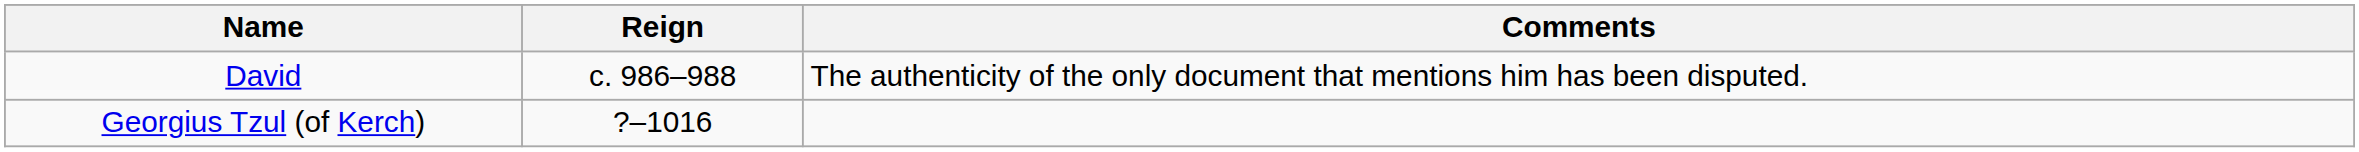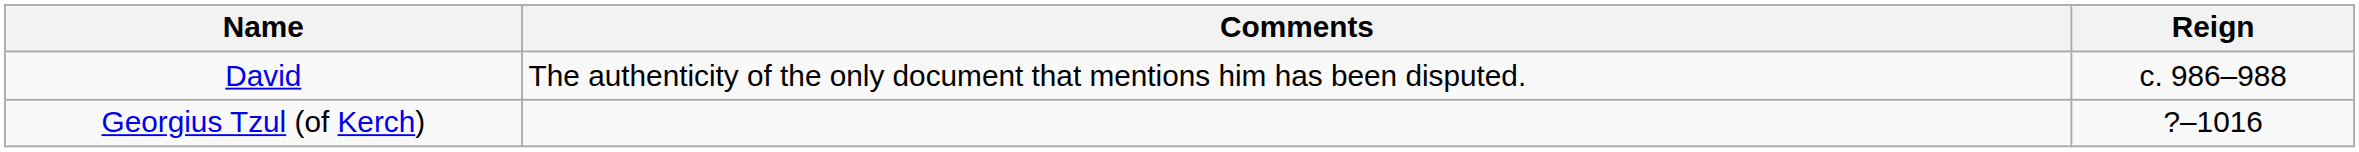columns swapped: (663, 28) <-> (1579, 28)
